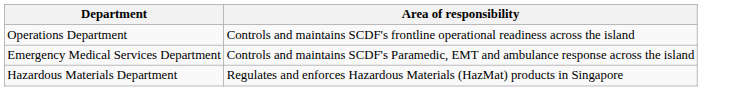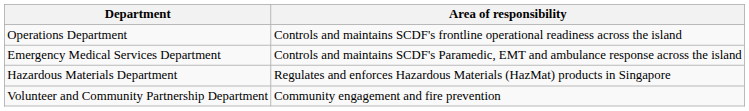+ row: (138, 95)
